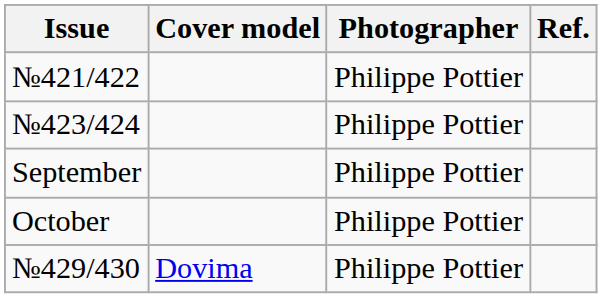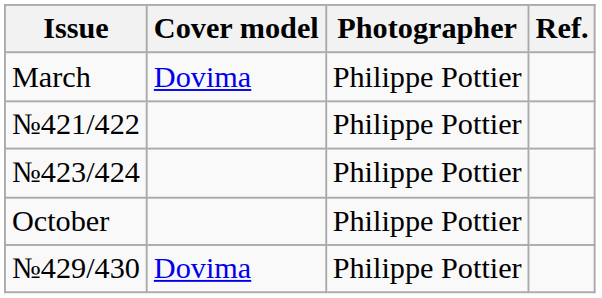+ row: (51, 76)
- row: (77, 172)
